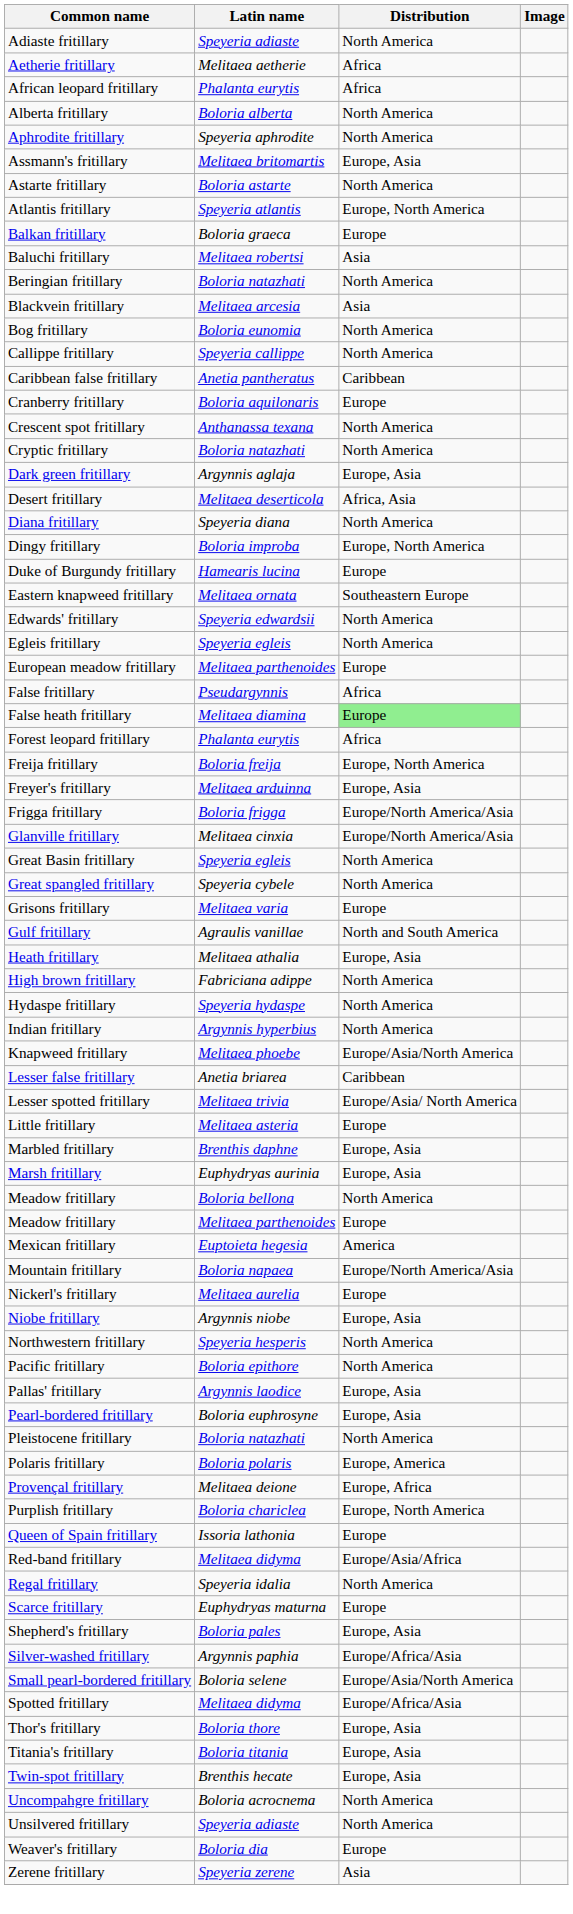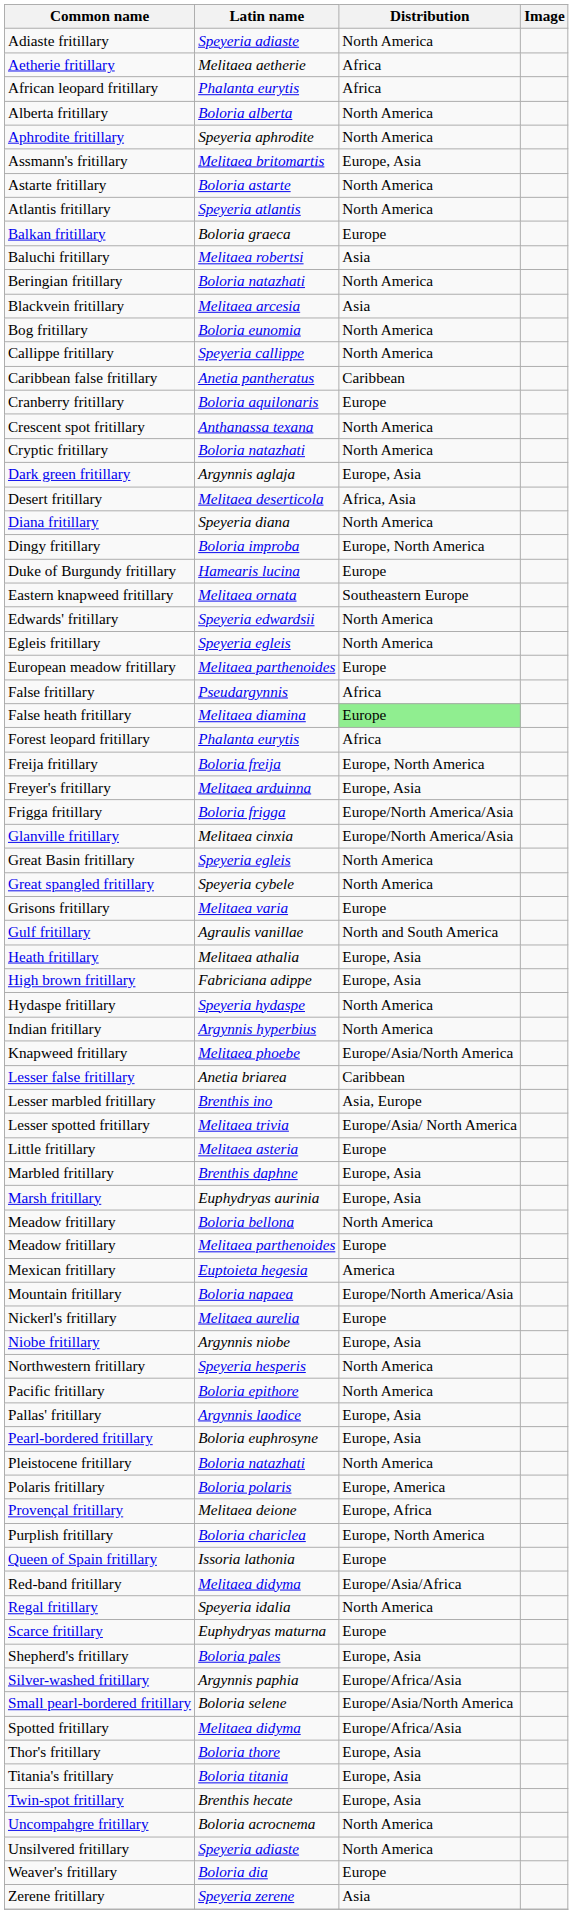(413, 209) Europe, North America -> (388, 209) North America
(388, 980) North America -> (382, 980) Europe, Asia
+ row: (82, 1101)
